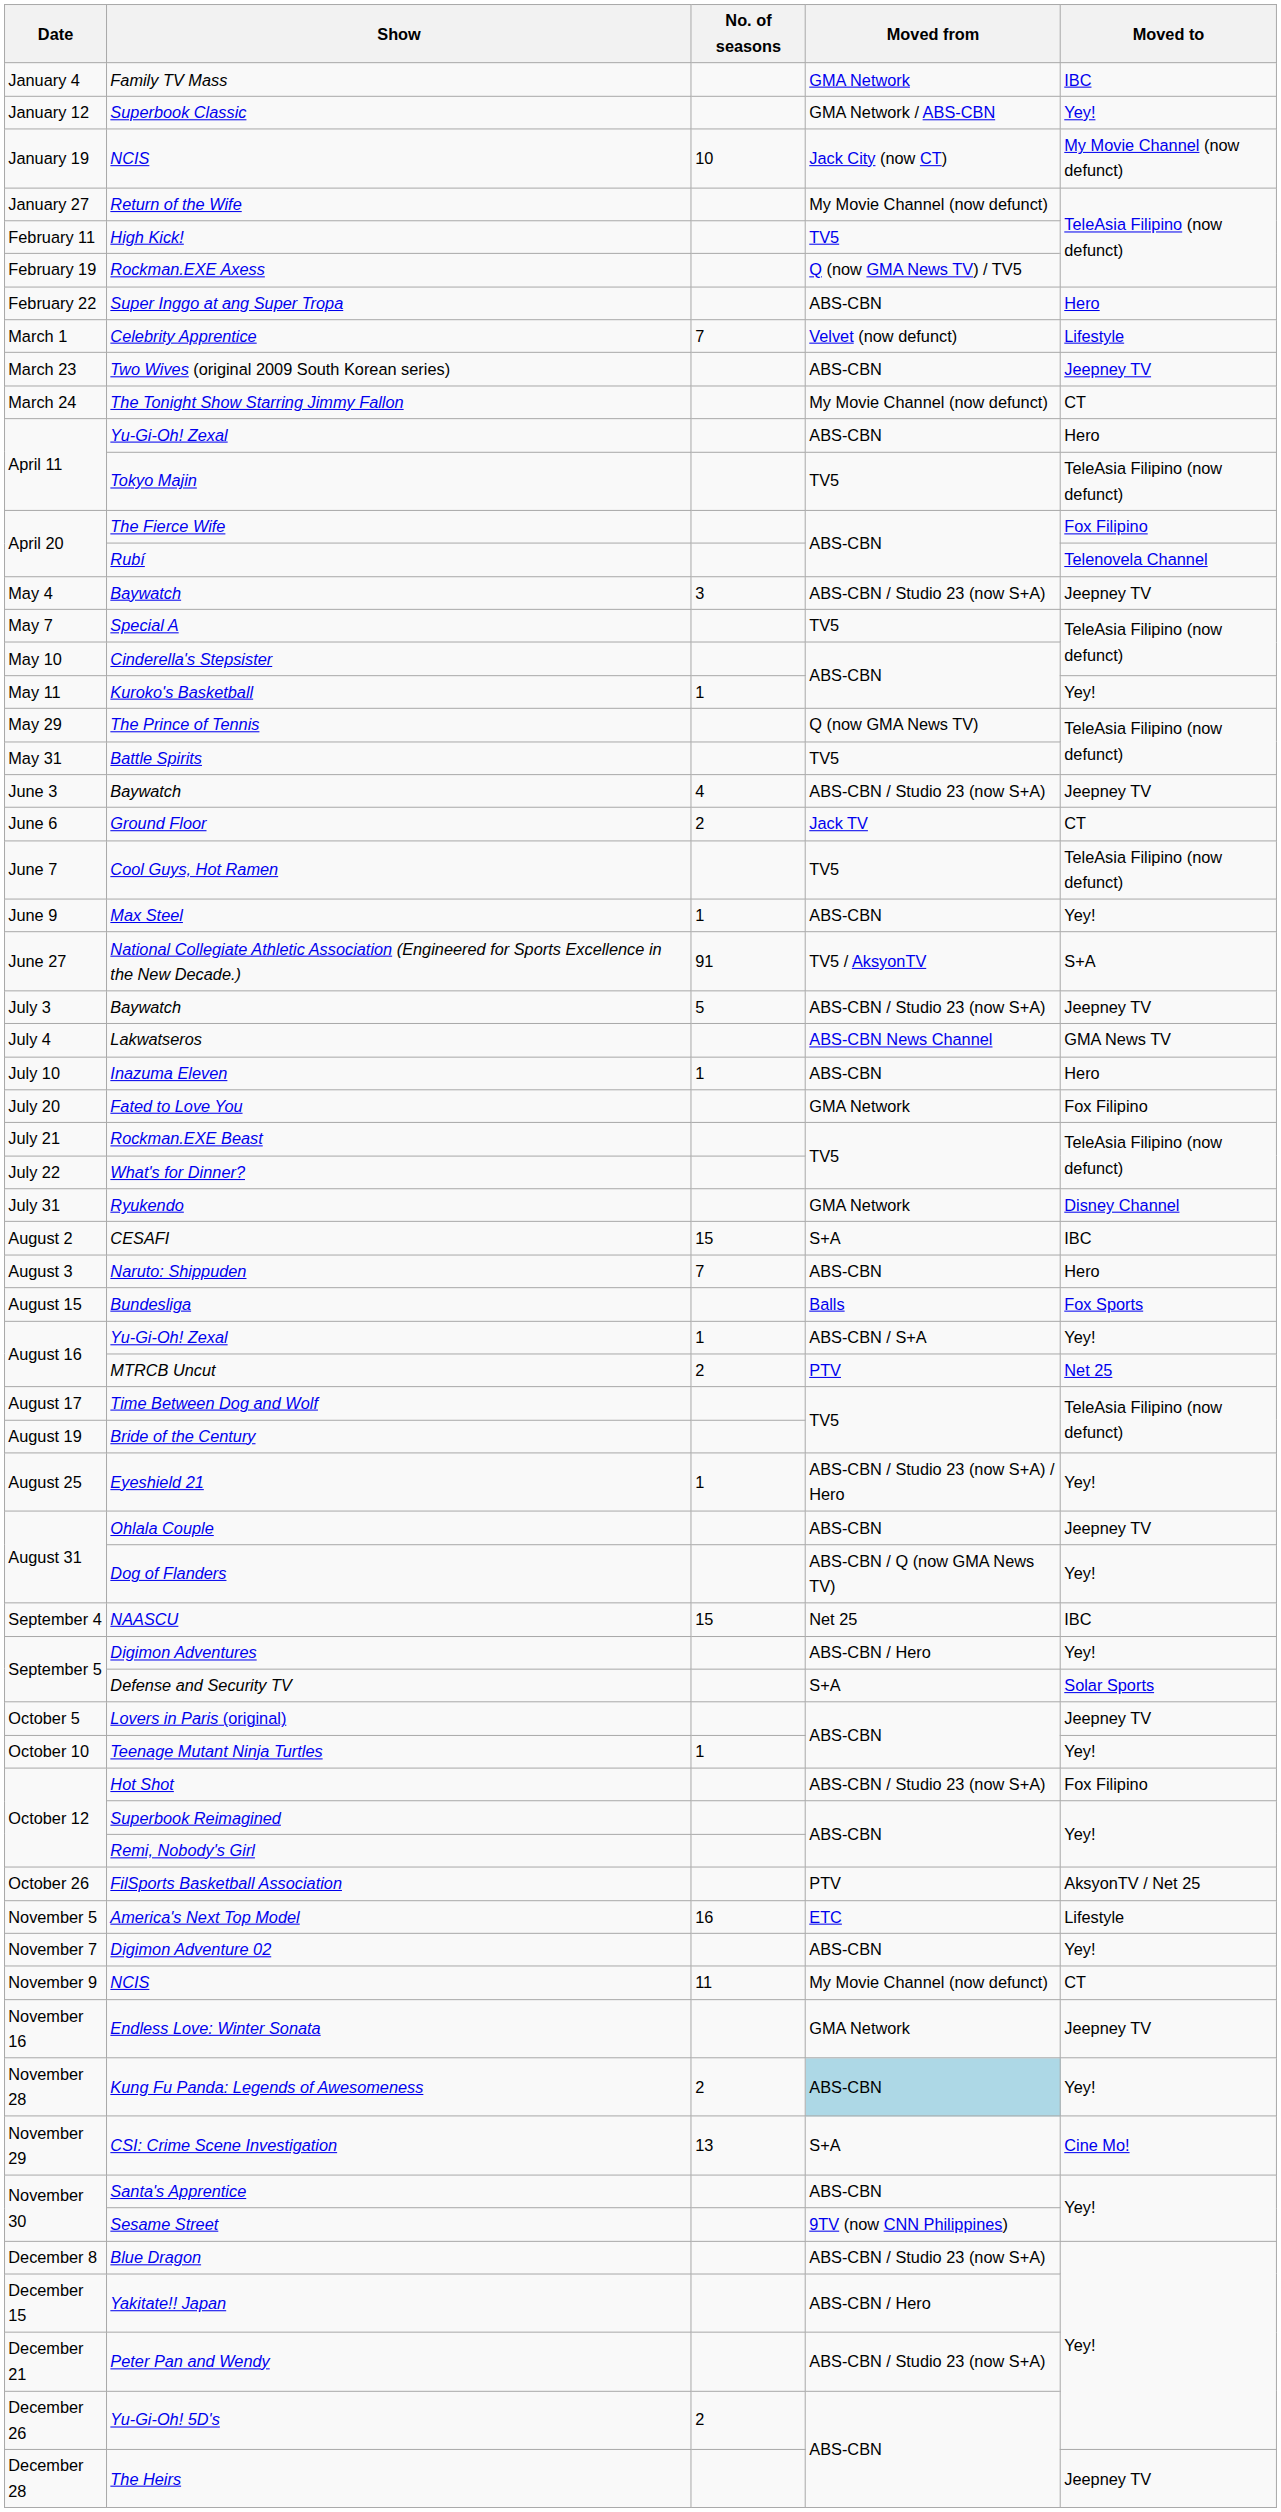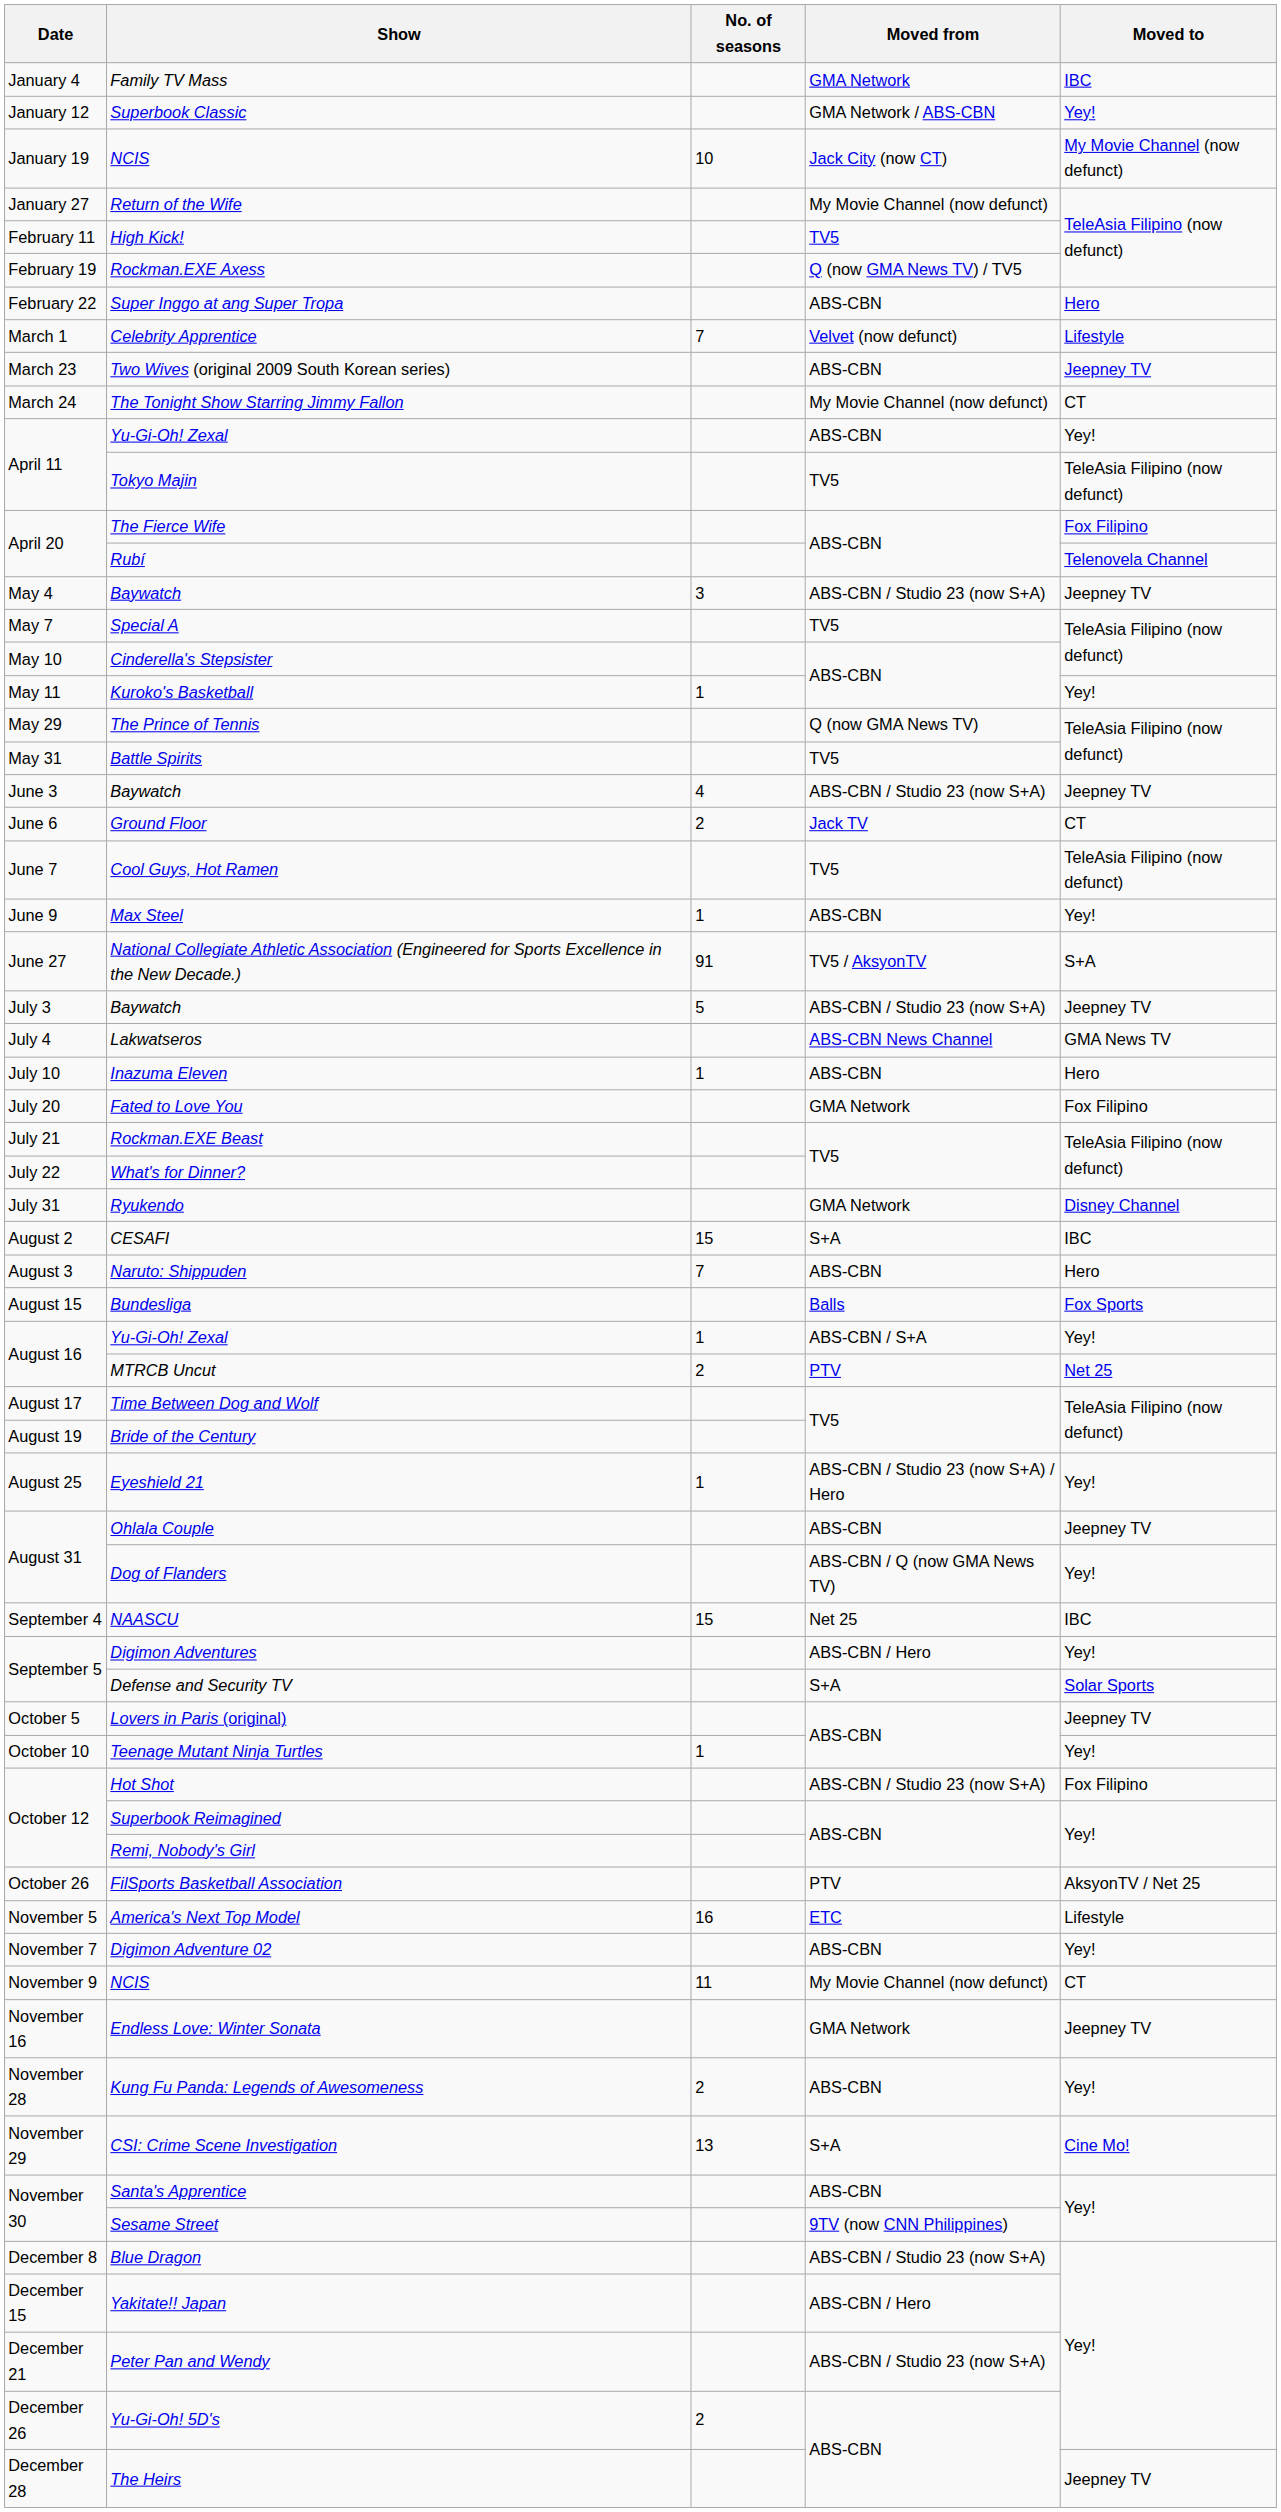(1082, 435) Hero -> (1080, 435) Yey!
(846, 2087) lightblue background -> (846, 2087) no background
